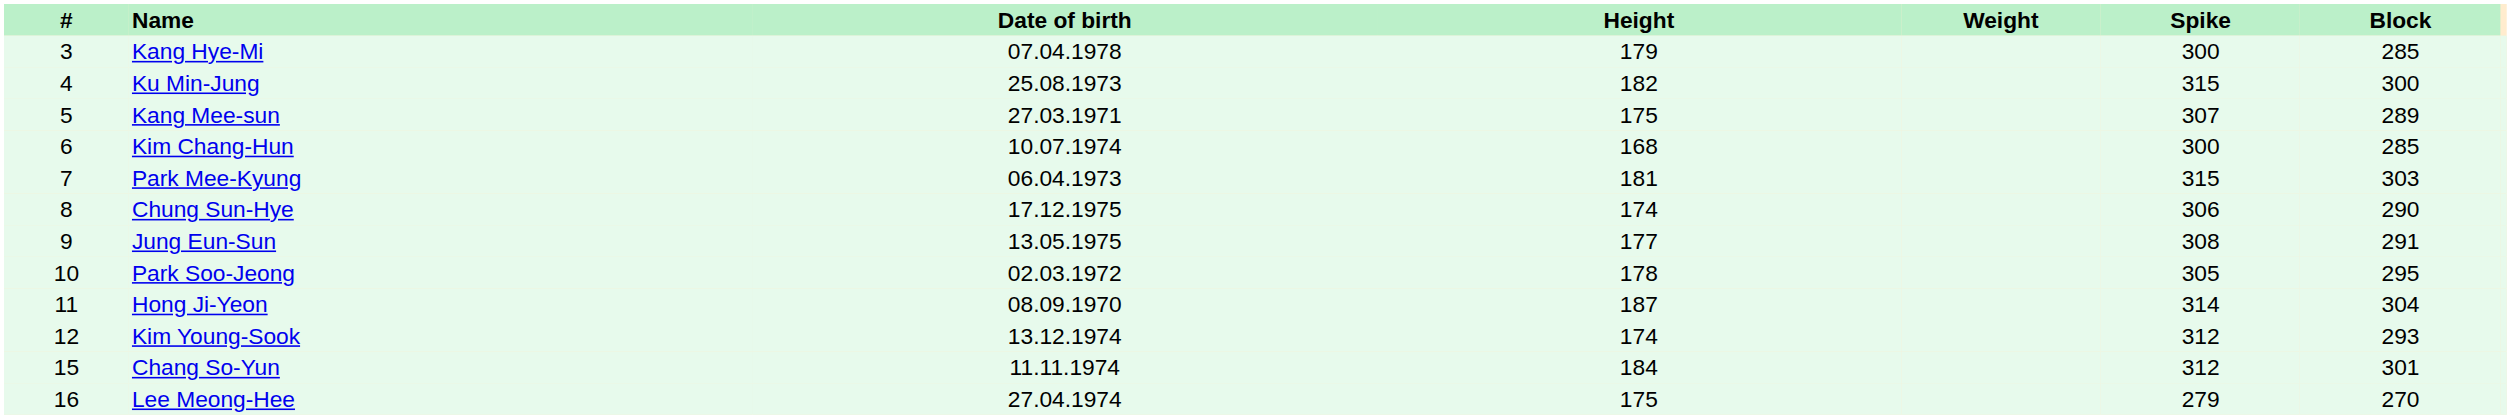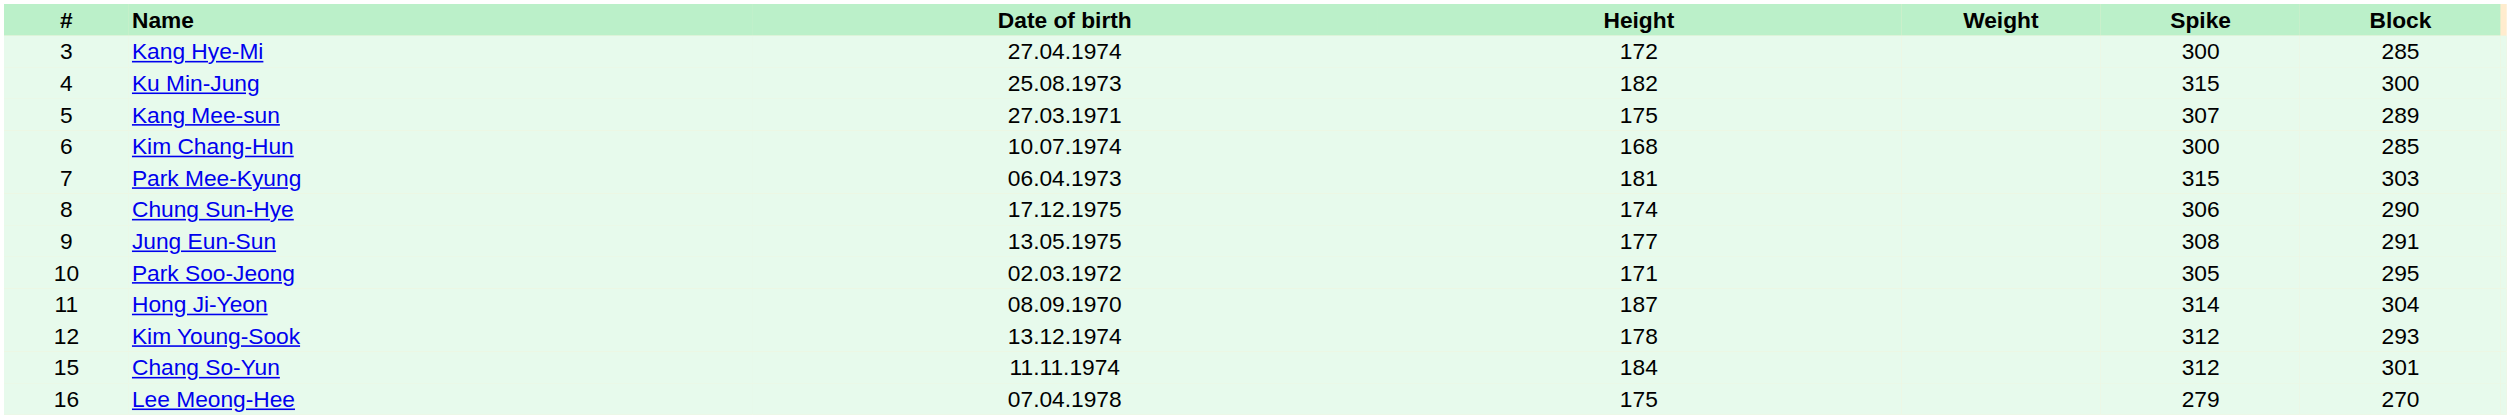(1065, 51) 07.04.1978 -> (1065, 51) 27.04.1974
(1639, 51) 179 -> (1639, 51) 172
(1639, 273) 178 -> (1639, 273) 171
(1639, 336) 174 -> (1639, 336) 178
(1065, 399) 27.04.1974 -> (1065, 399) 07.04.1978
